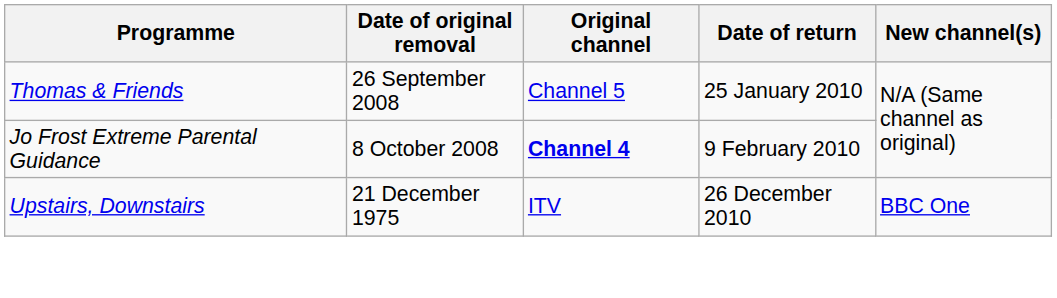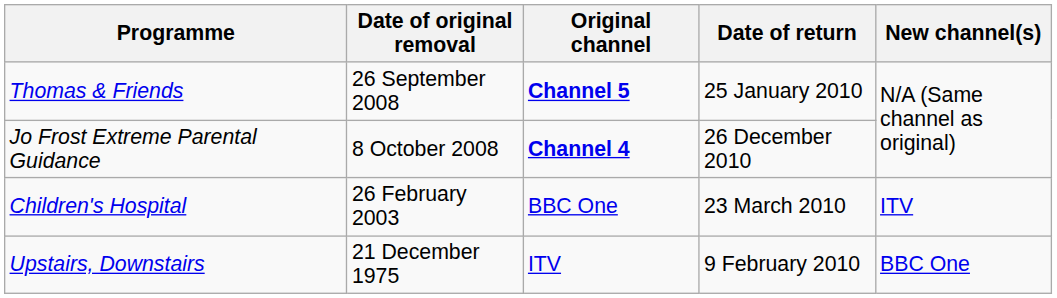(576, 91) normal -> (579, 91) bold
(782, 148) 9 February 2010 -> (768, 148) 26 December 2010
+ row: (98, 206)
(768, 206) 26 December 2010 -> (782, 264) 9 February 2010
